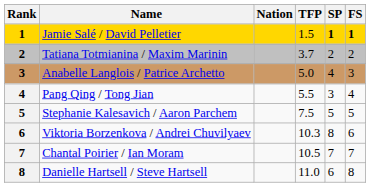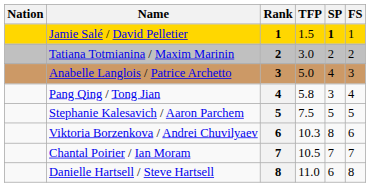columns swapped: (22, 14) <-> (275, 14)
(351, 34) bold -> (351, 34) normal
(306, 53) 3.7 -> (306, 53) 3.0
(306, 93) 5.5 -> (306, 93) 5.8
